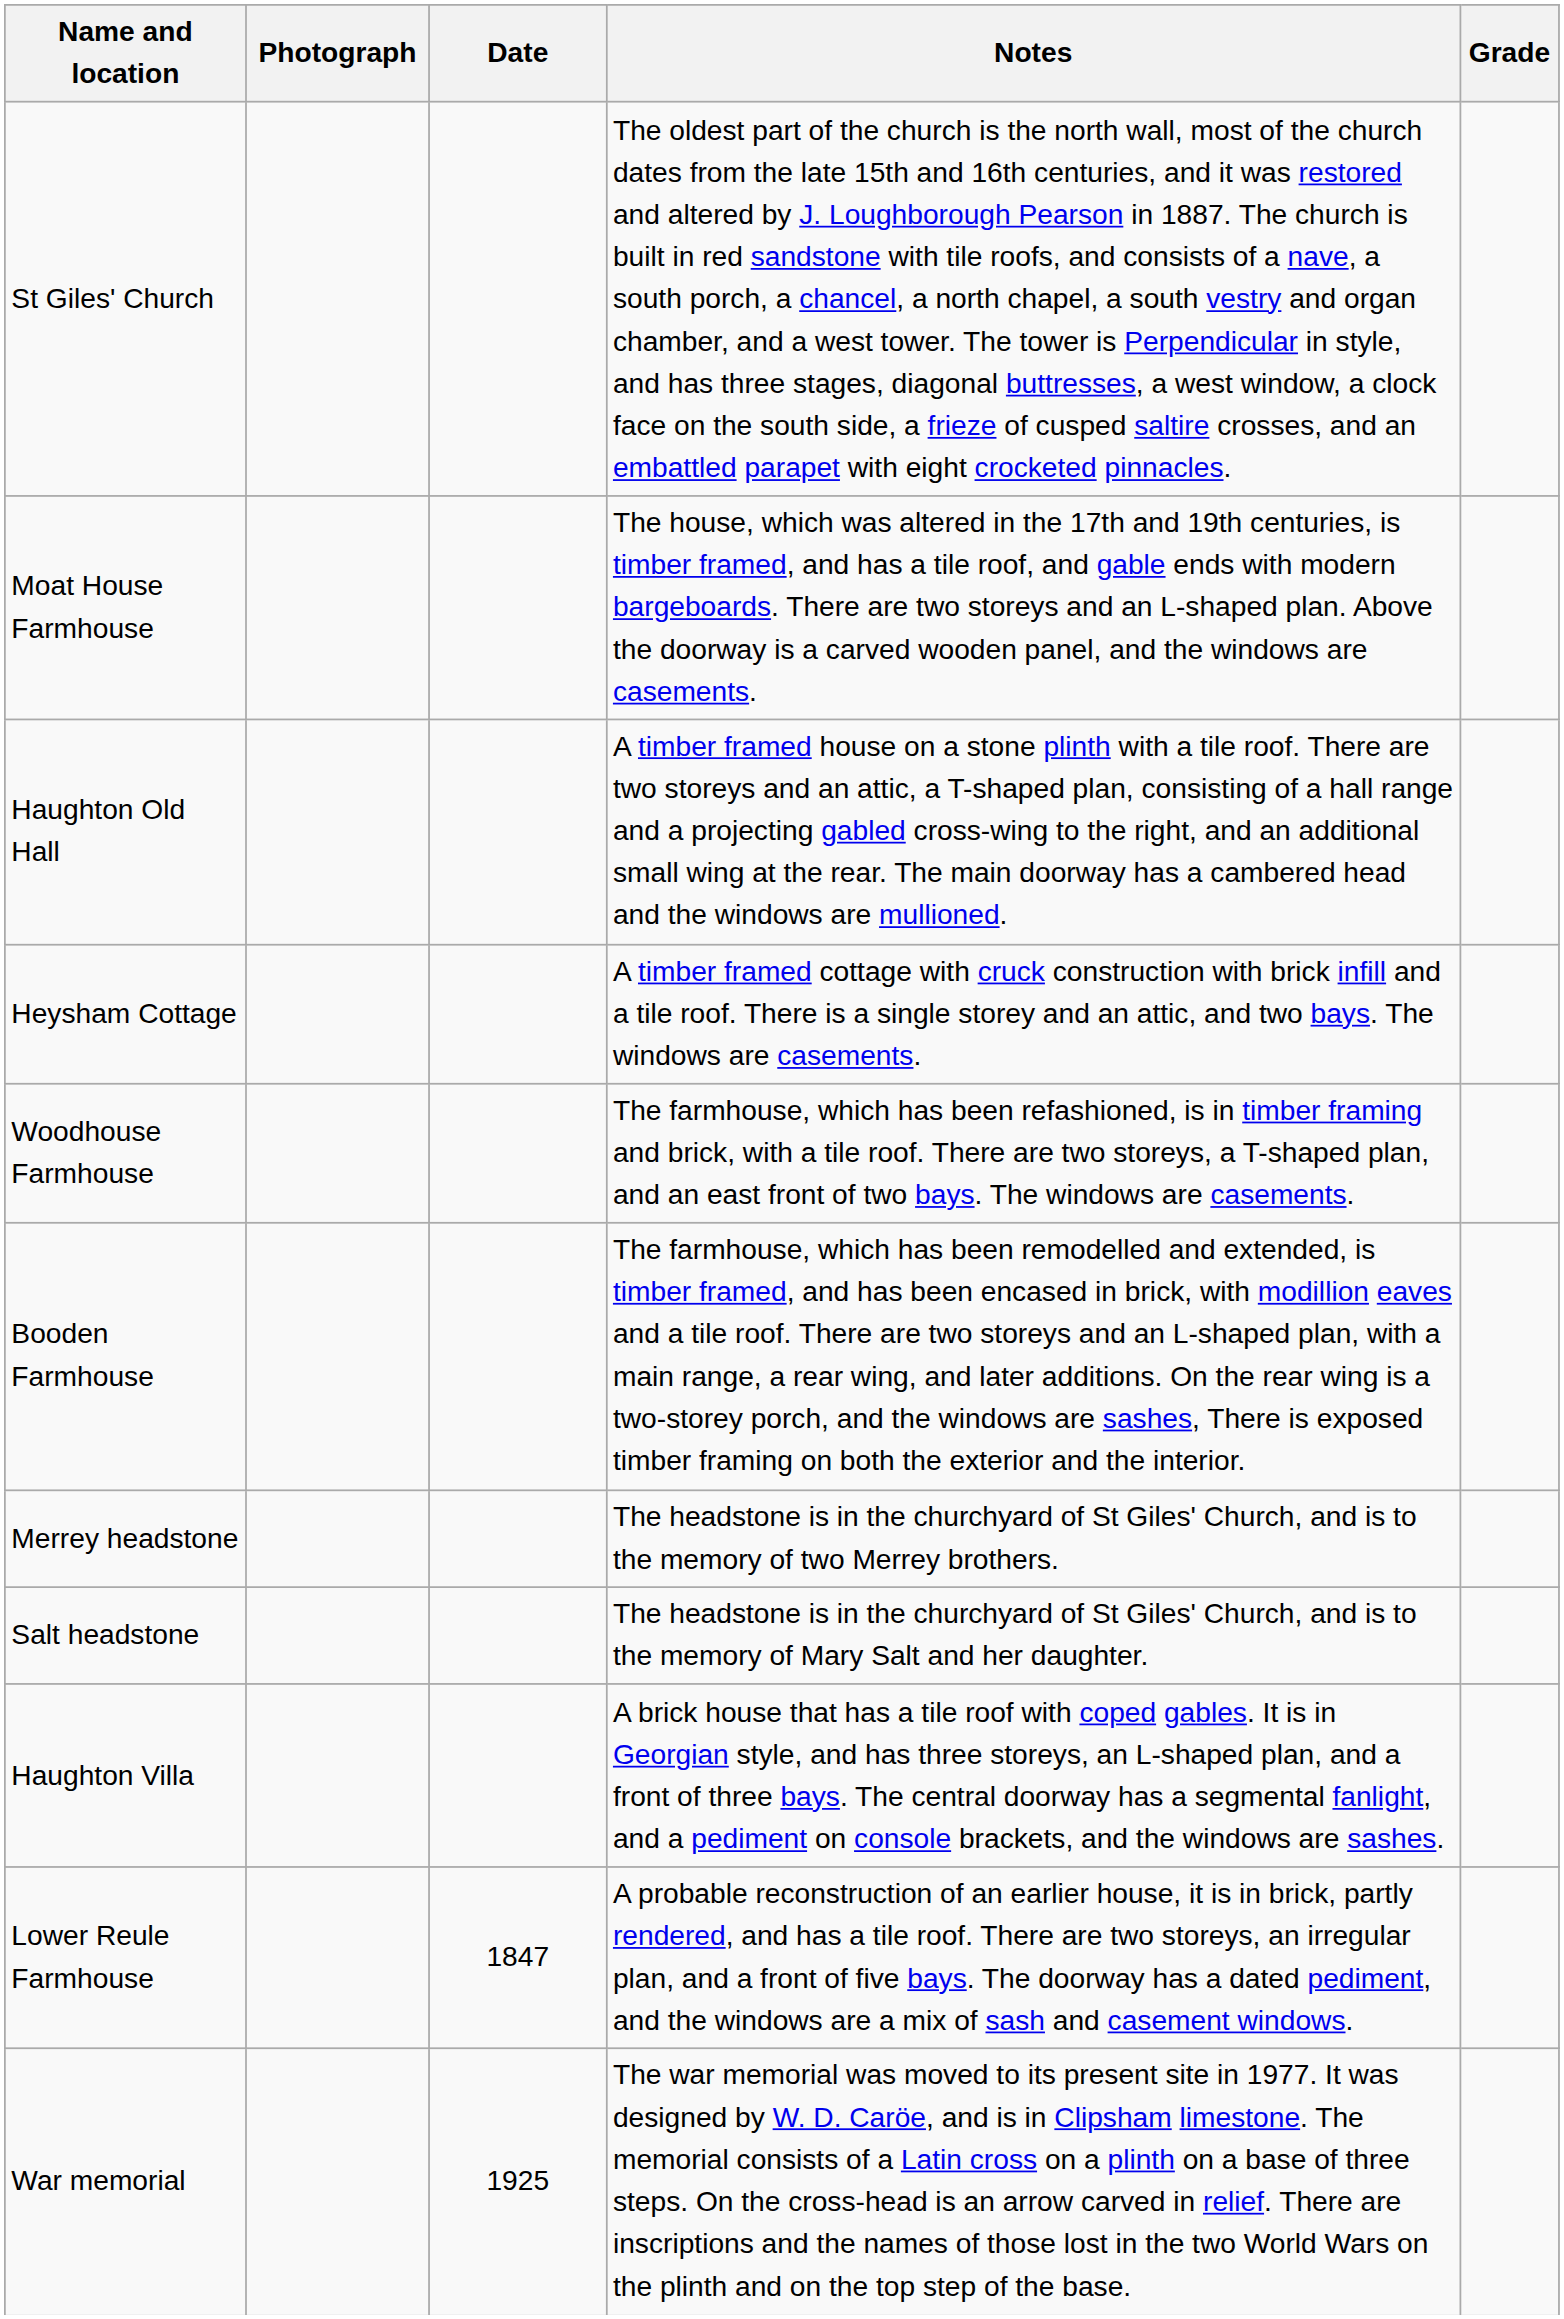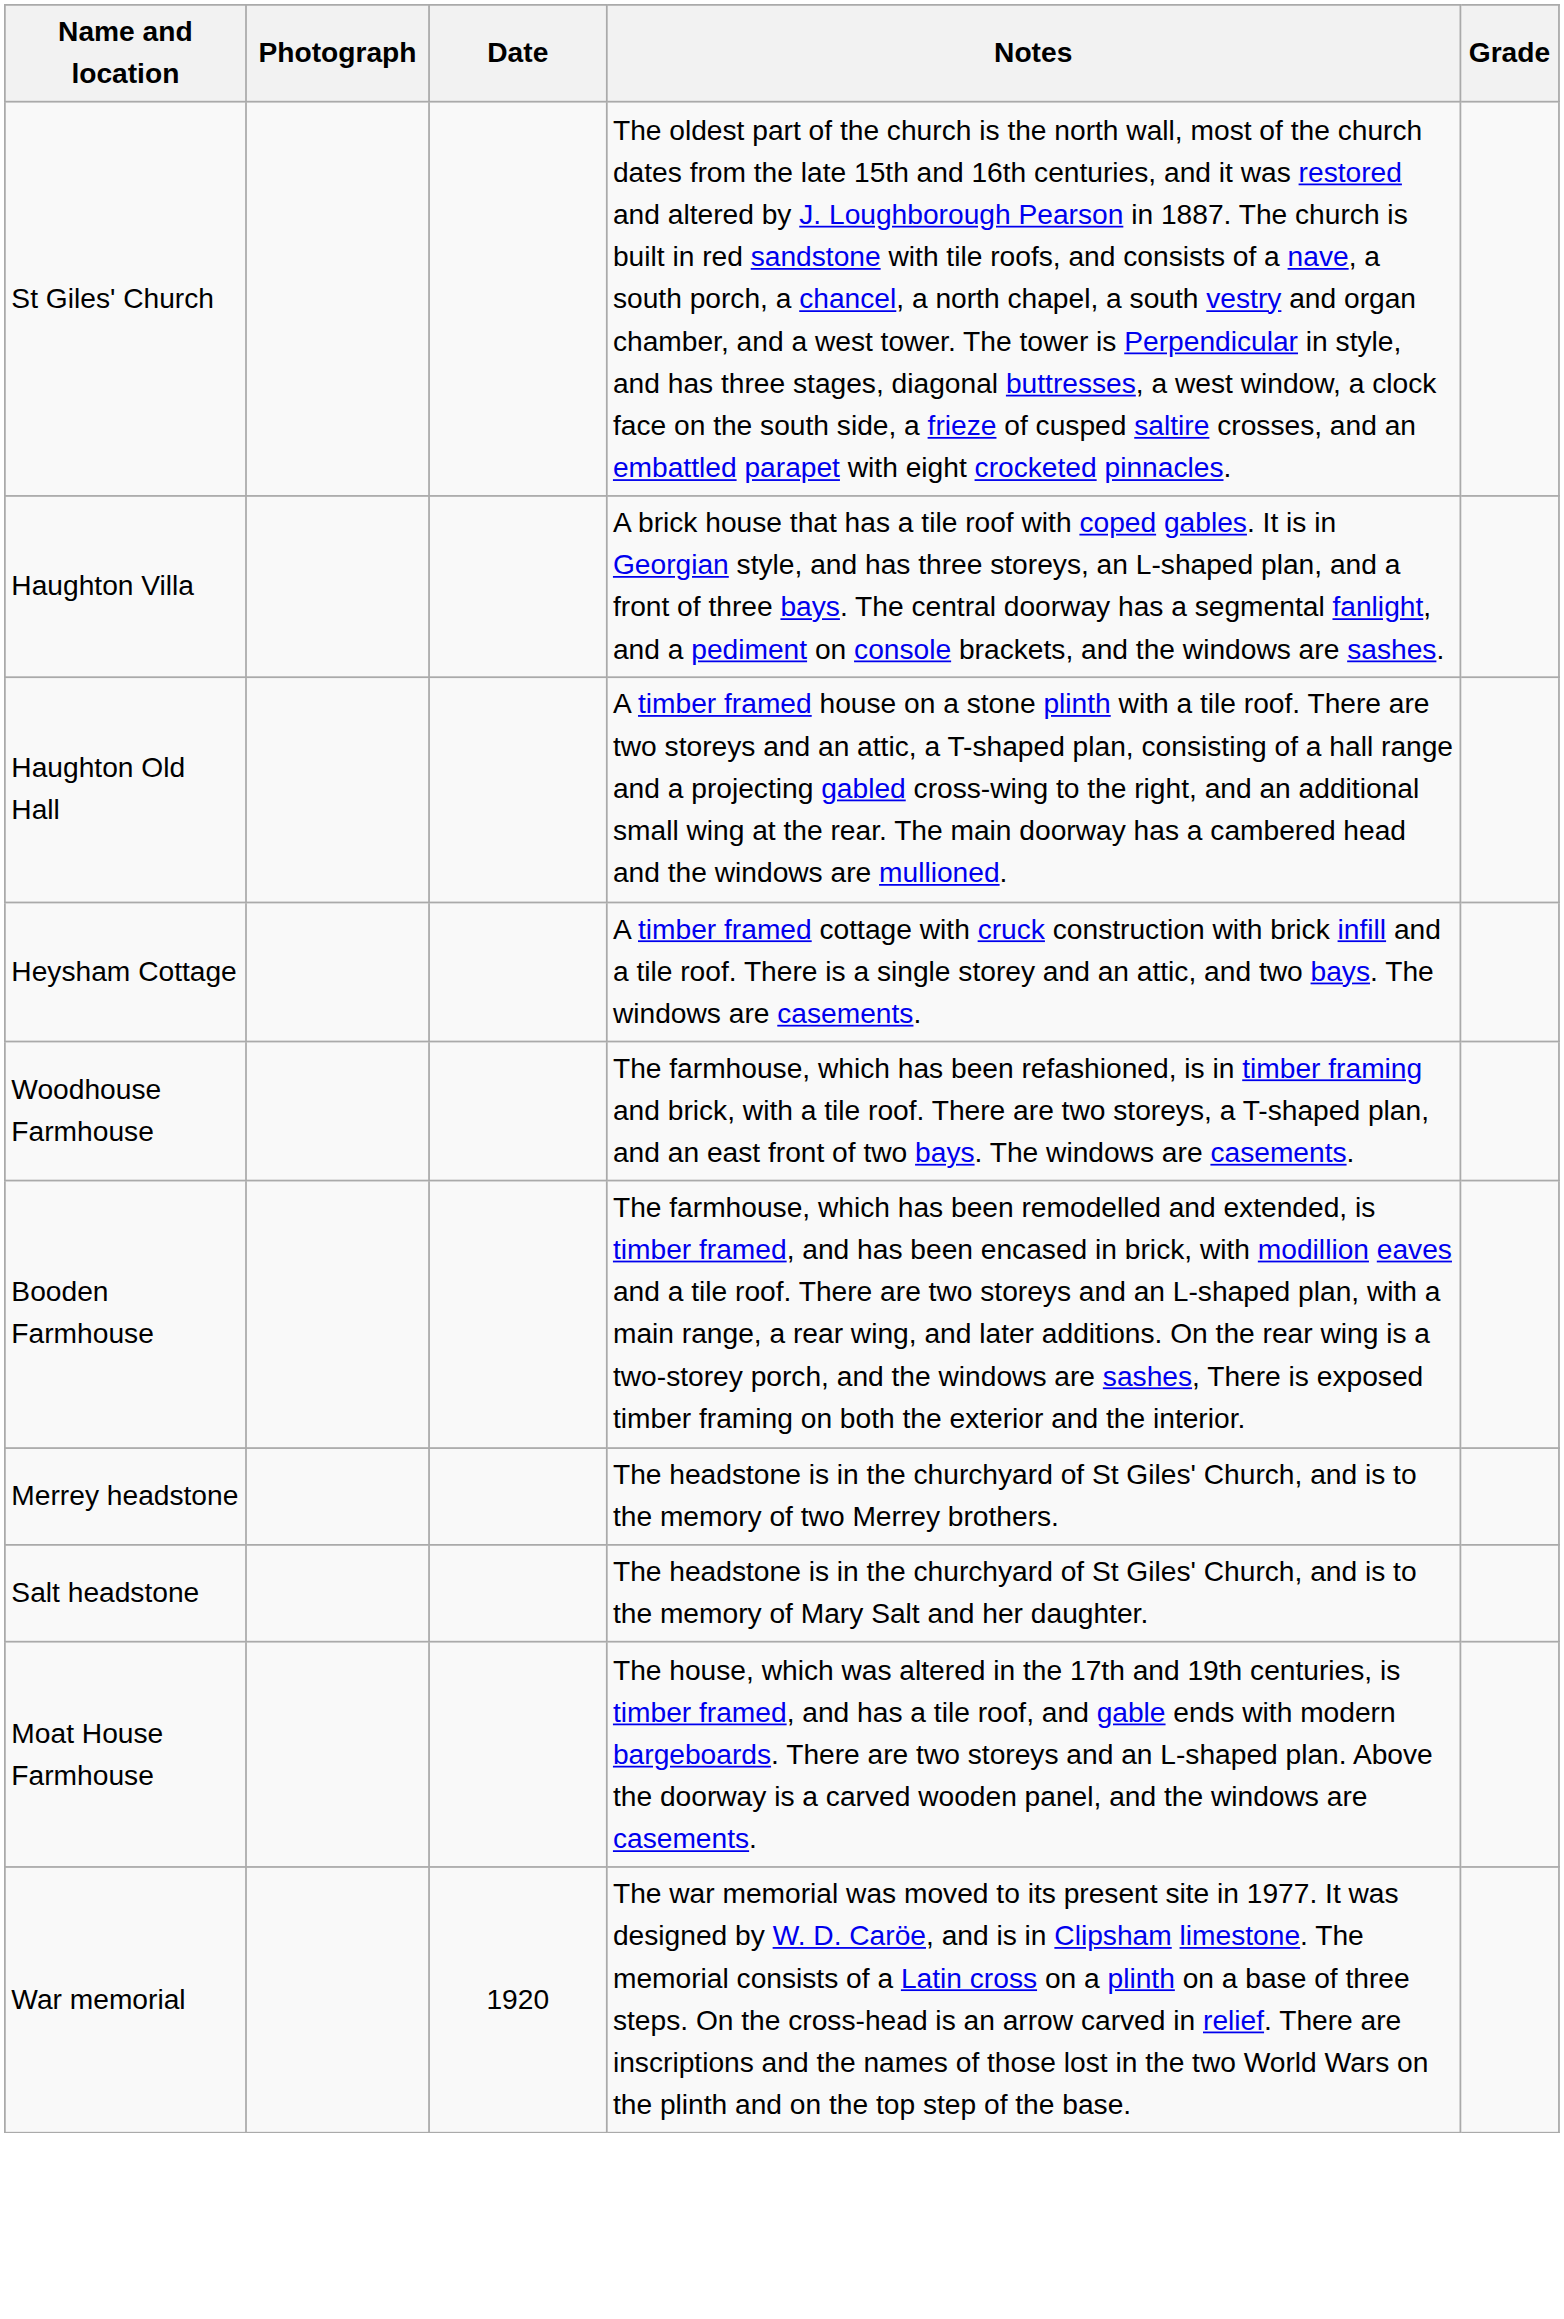rows swapped: (87, 607) <-> (103, 1775)
- row: (90, 1957)
(518, 2181) 1925 -> (518, 1999) 1920
